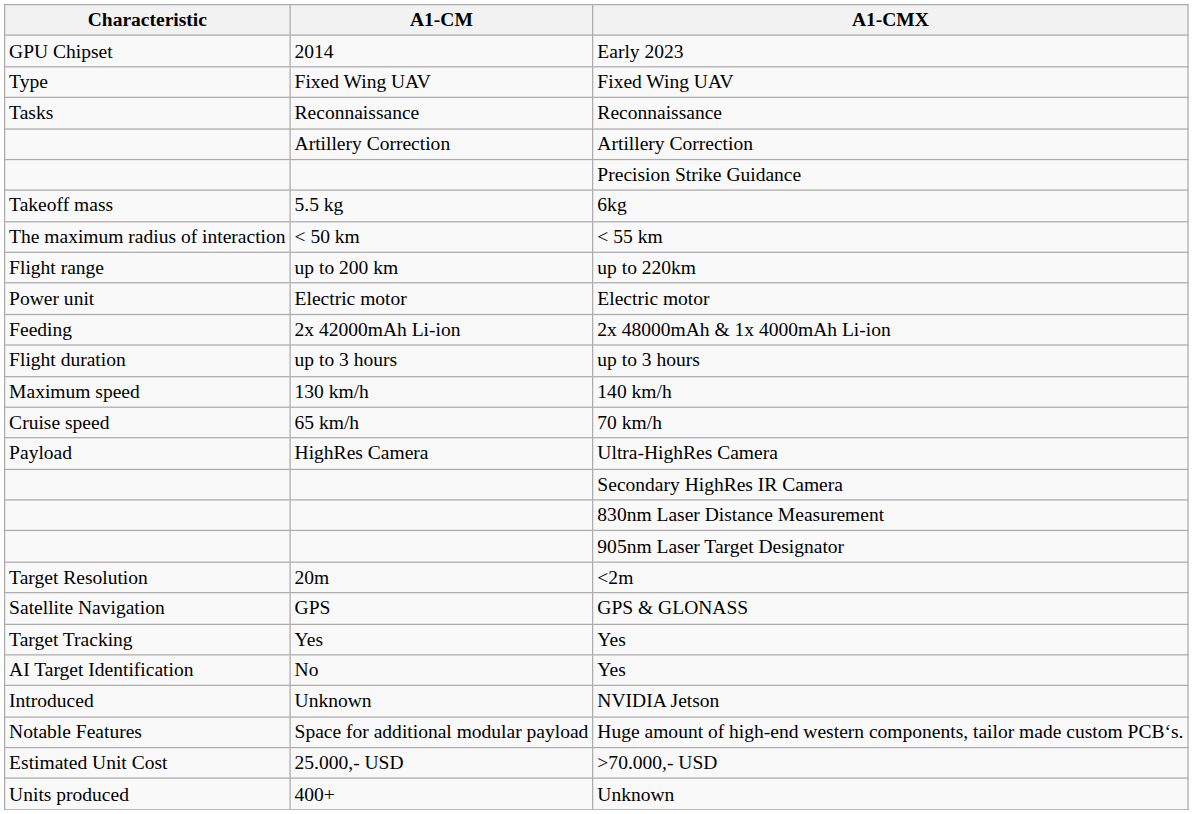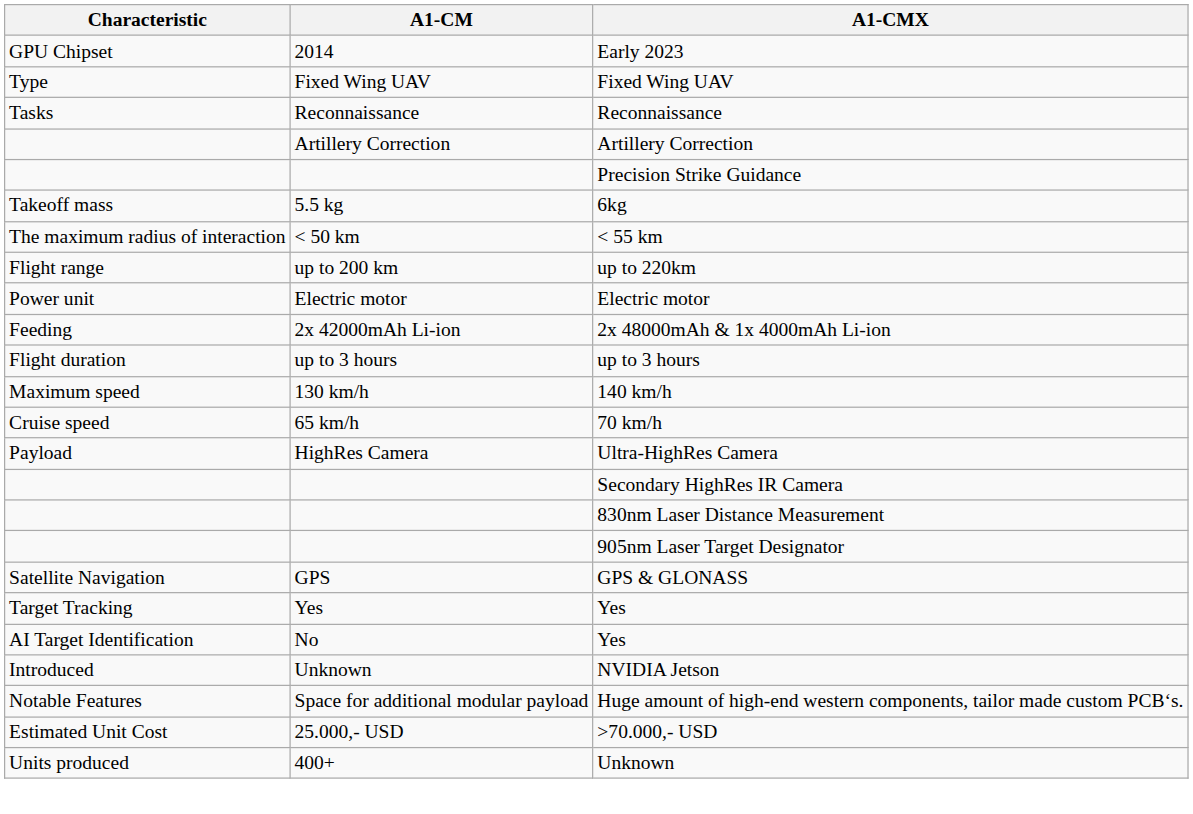- row: (312, 577)
